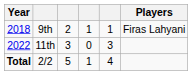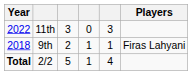rows swapped: (45, 29) <-> (45, 45)
